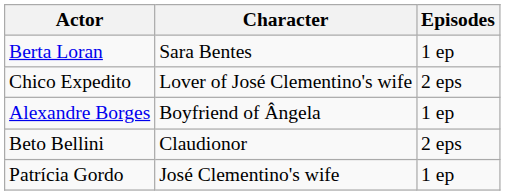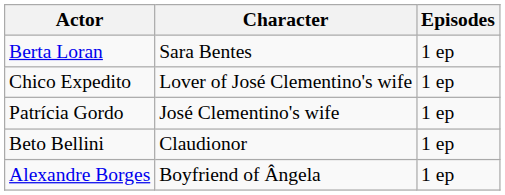(441, 81) 2 eps -> (438, 81) 1 ep
rows swapped: (66, 174) <-> (80, 112)
(441, 143) 2 eps -> (438, 143) 1 ep
